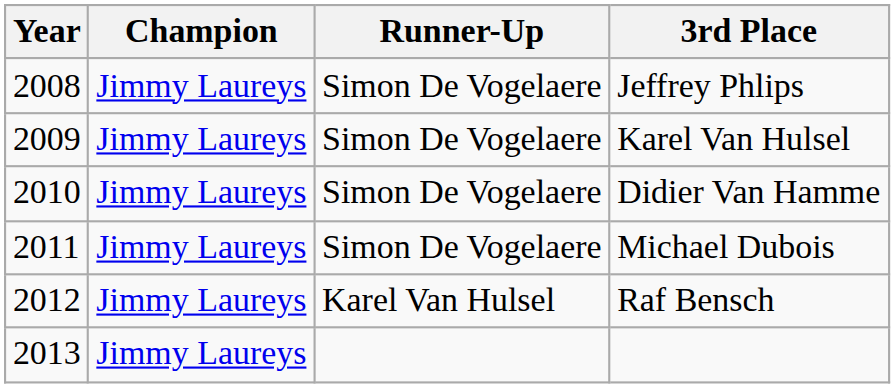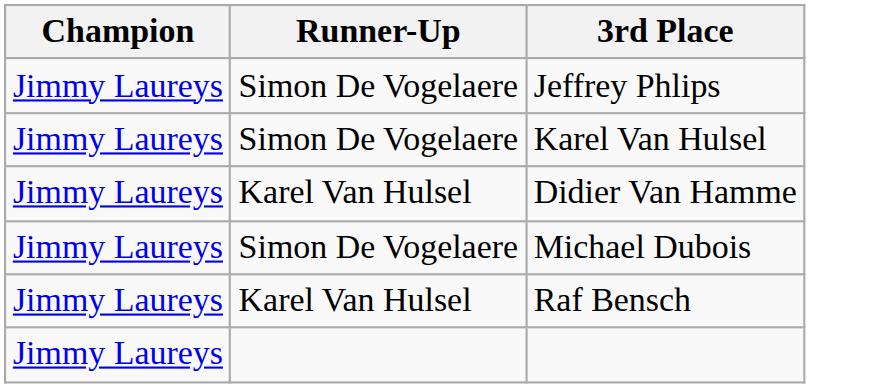- column: (47, 31)
(462, 192) Simon De Vogelaere -> (355, 192) Karel Van Hulsel
